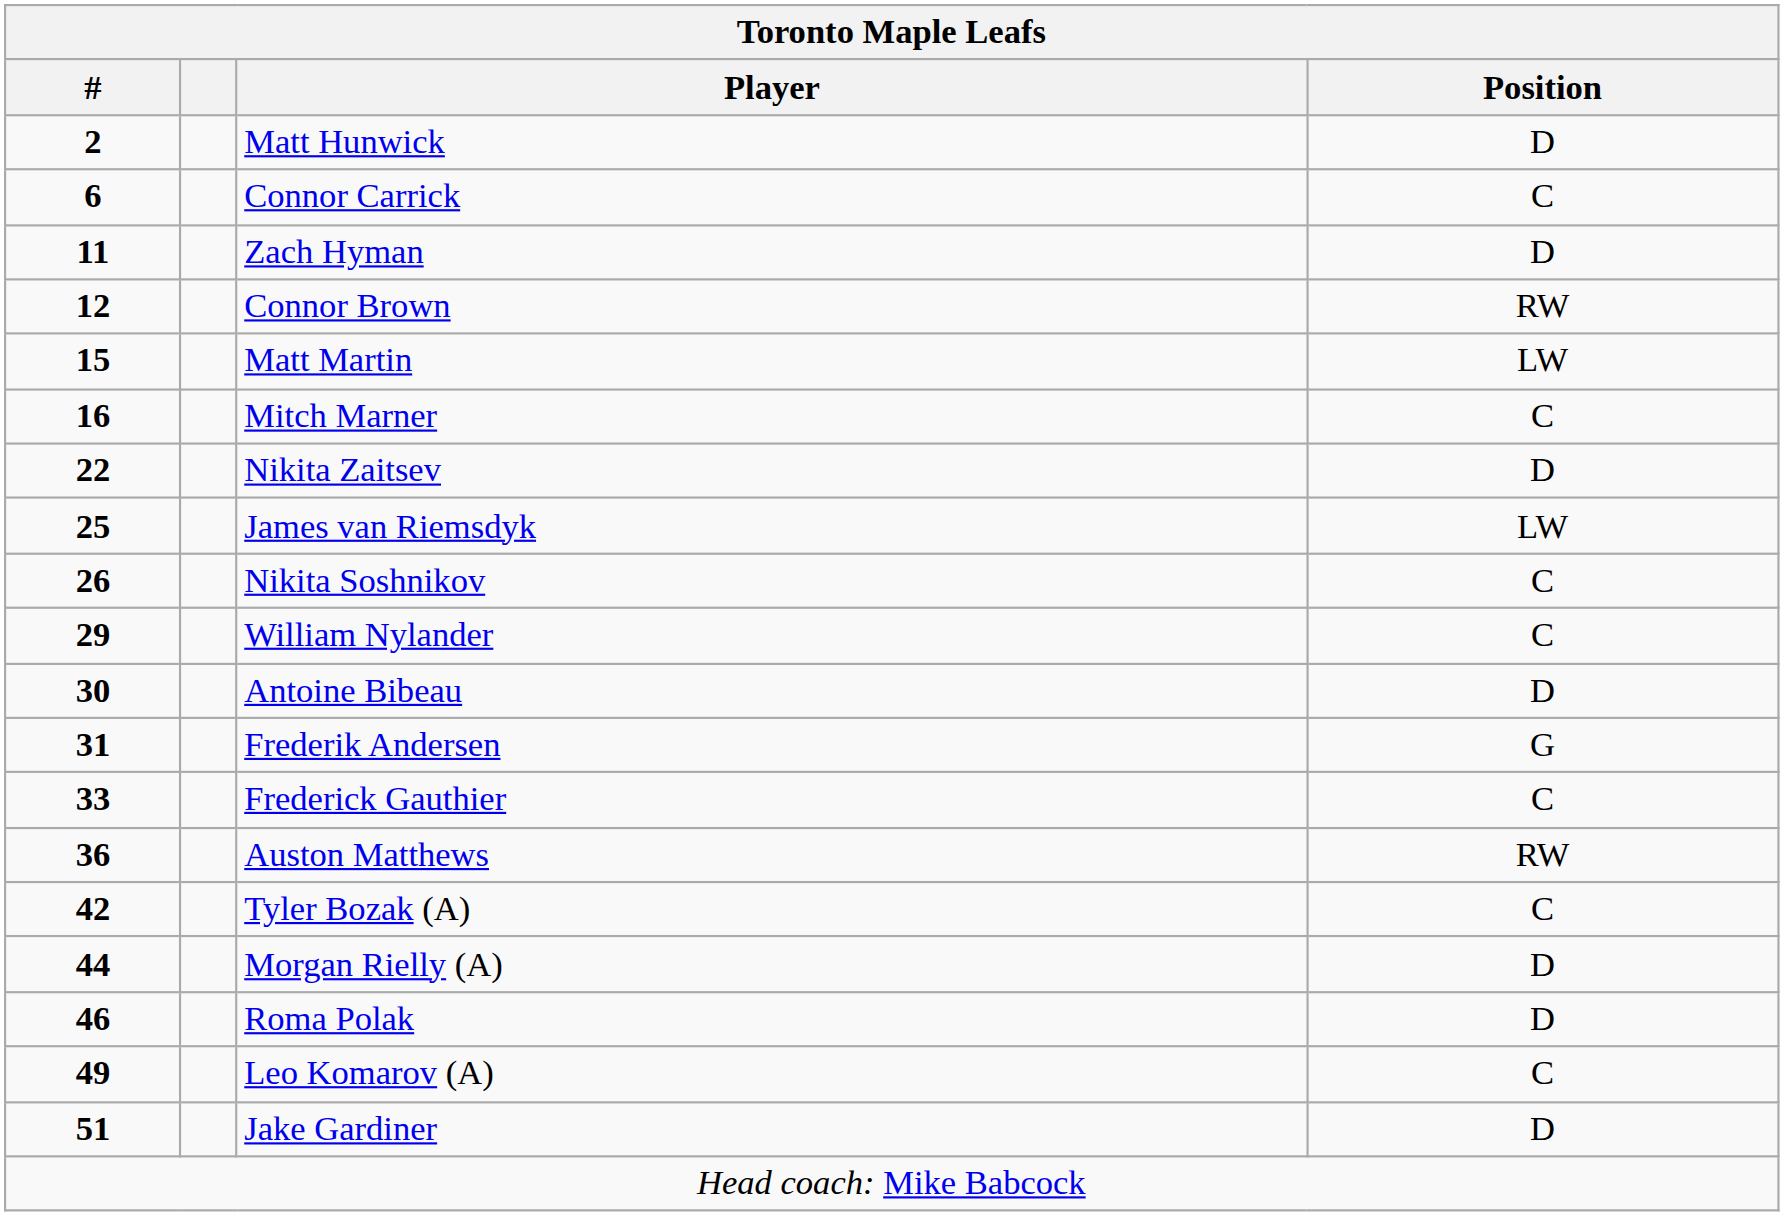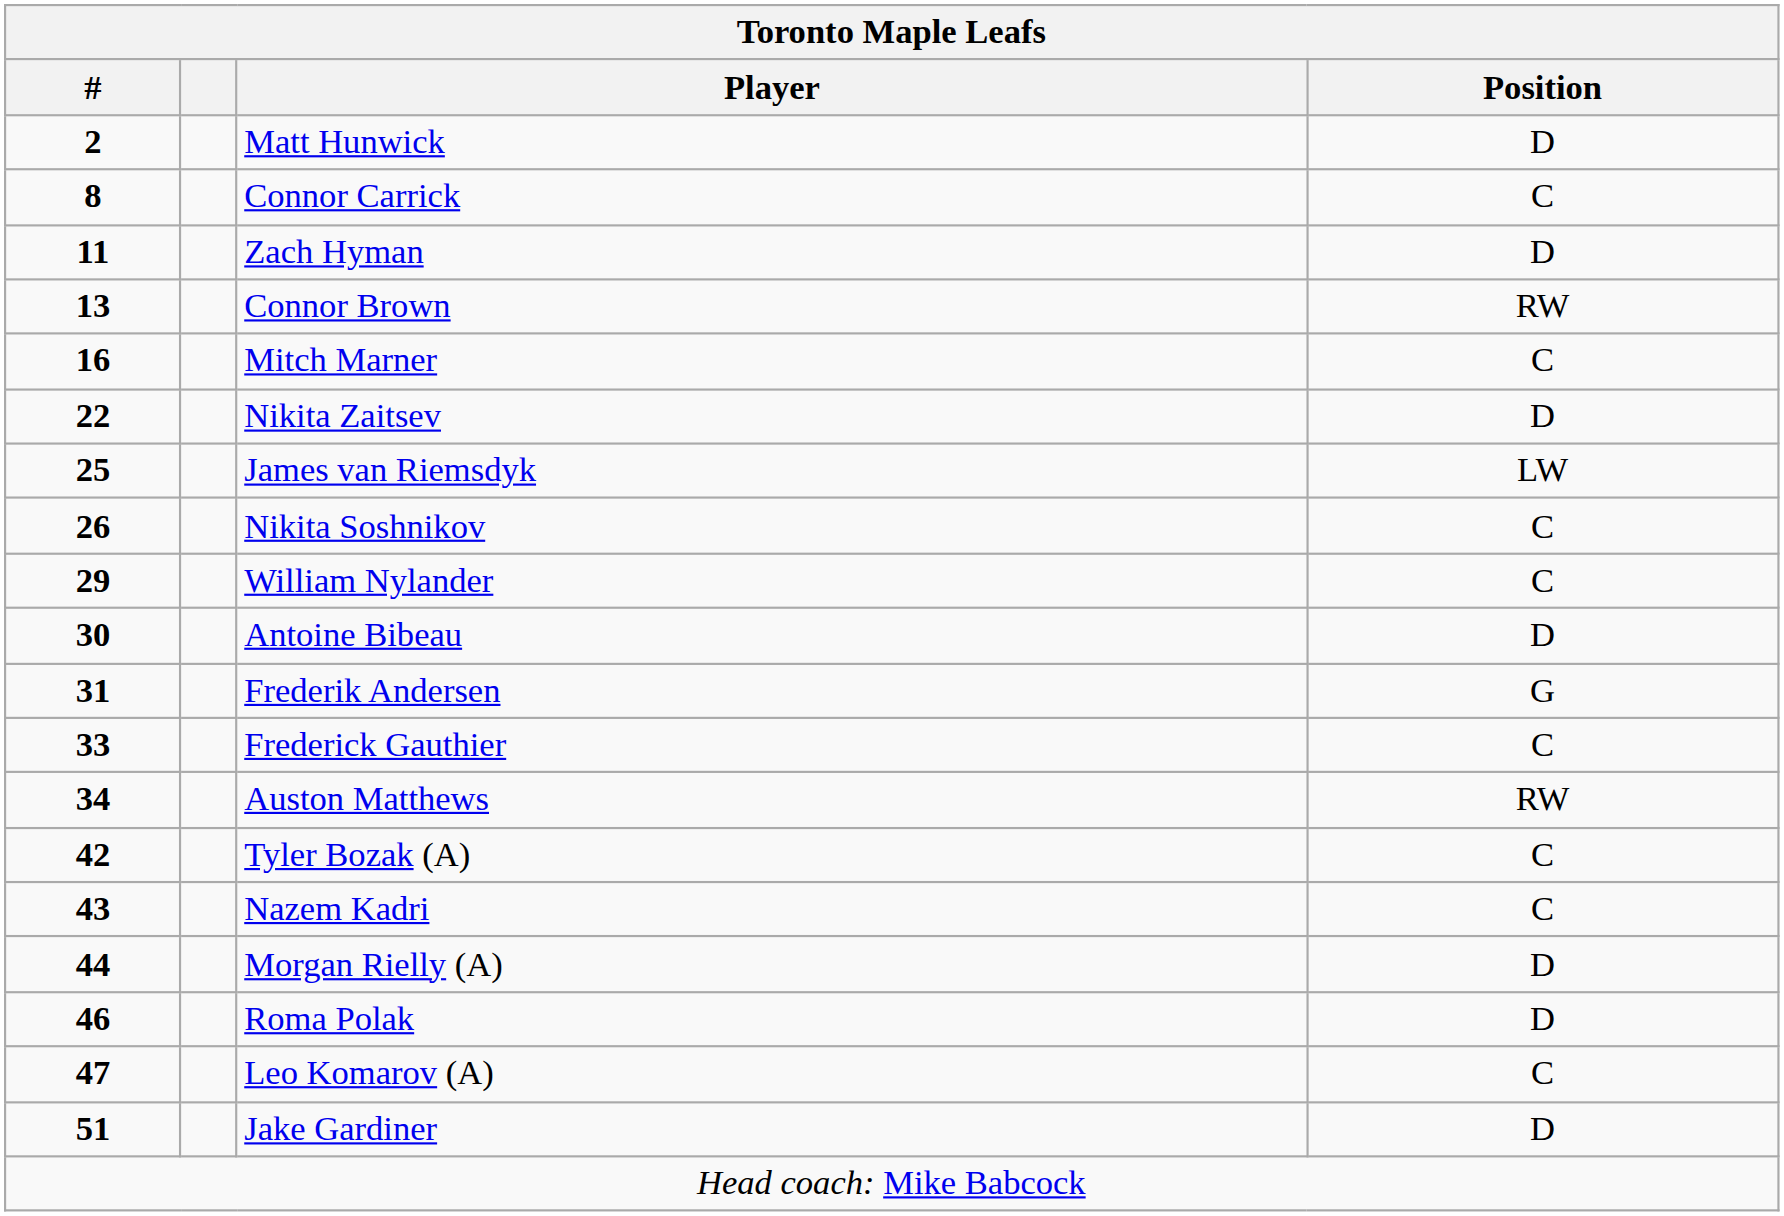(93, 196) 6 -> (93, 196) 8
(93, 305) 12 -> (93, 305) 13
- row: (328, 360)
(93, 854) 36 -> (93, 799) 34
+ row: (337, 908)
(93, 1073) 49 -> (93, 1073) 47
